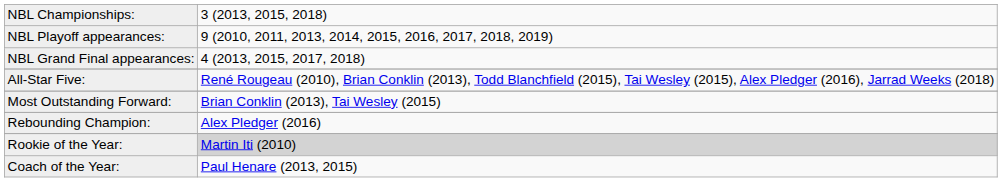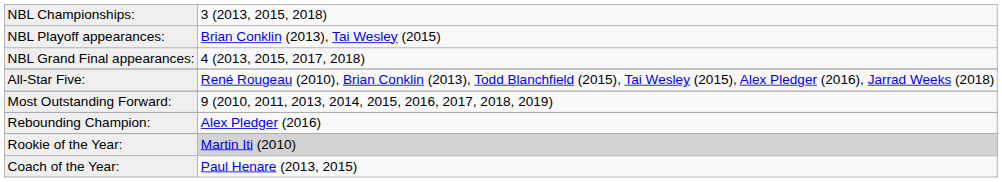(377, 36) 9 (2010, 2011, 2013, 2014, 2015, 2016, 2017, 2018, 2019) -> (321, 36) Brian Conklin (2013), Tai Wesley (2015)
(321, 101) Brian Conklin (2013), Tai Wesley (2015) -> (377, 101) 9 (2010, 2011, 2013, 2014, 2015, 2016, 2017, 2018, 2019)
